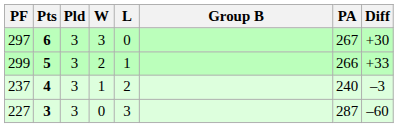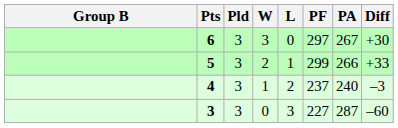columns swapped: (236, 16) <-> (19, 16)
